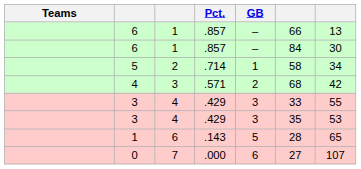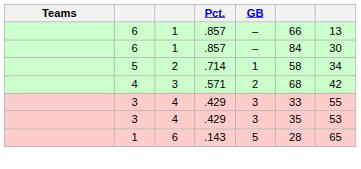- row: (135, 155)
